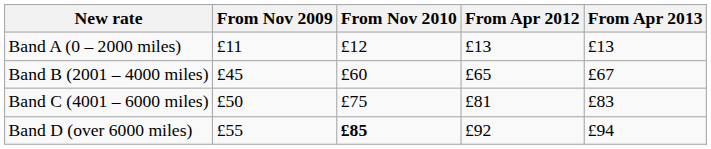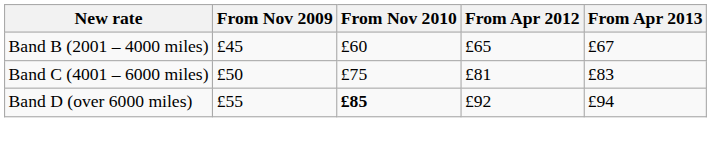- row: (95, 46)
